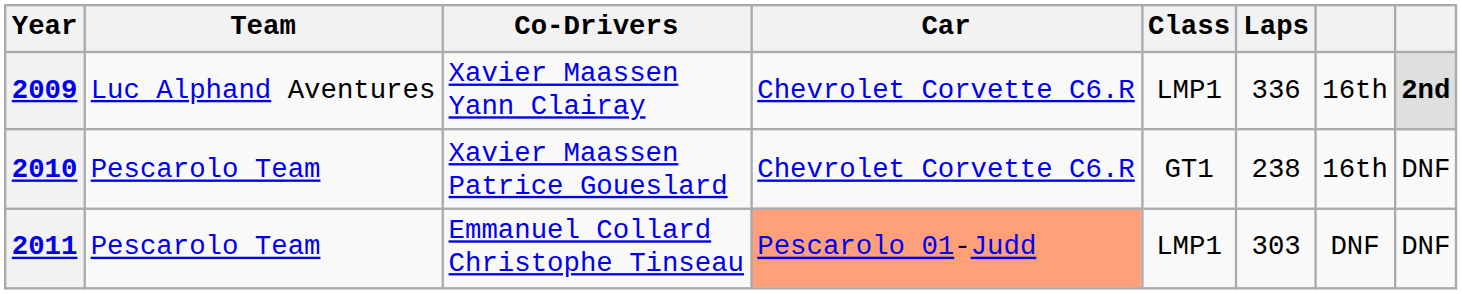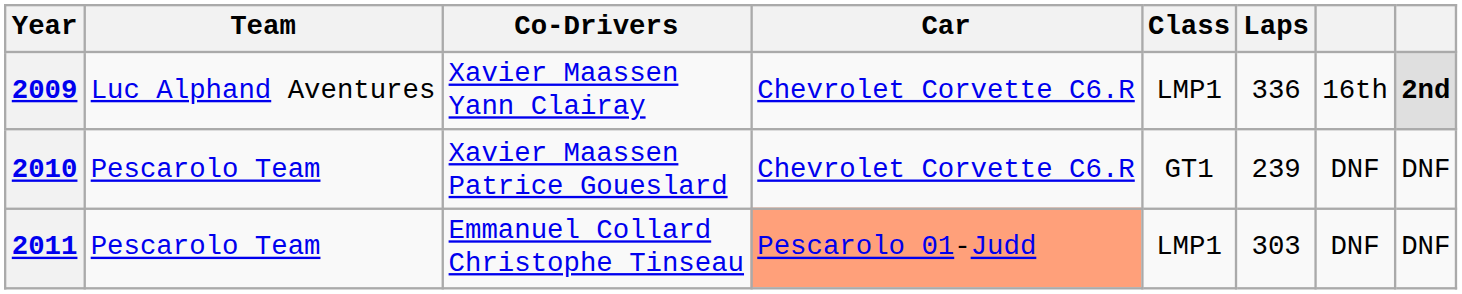(1276, 169) 238 -> (1276, 169) 239
(1355, 169) 16th -> (1355, 169) DNF
